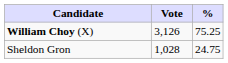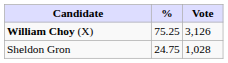columns swapped: (172, 13) <-> (208, 13)
